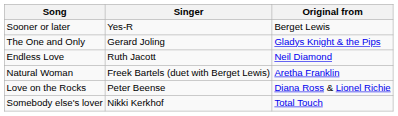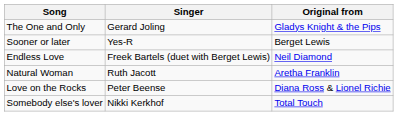rows swapped: (38, 27) <-> (46, 42)
(132, 57) Ruth Jacott -> (189, 57) Freek Bartels (duet with Berget Lewis)
(189, 73) Freek Bartels (duet with Berget Lewis) -> (132, 73) Ruth Jacott
